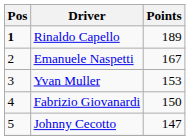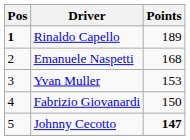(172, 58) 167 -> (172, 58) 168
(172, 123) normal -> (172, 123) bold
